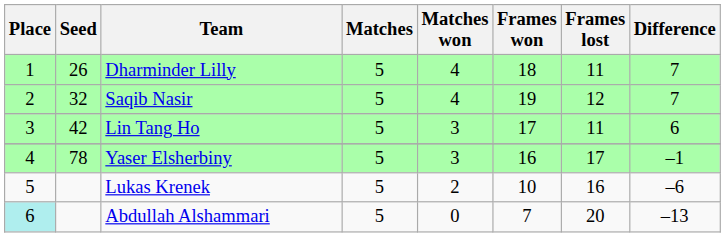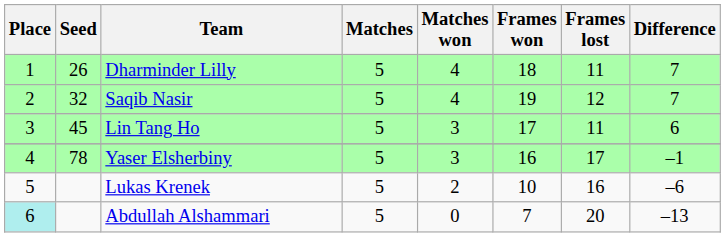(78, 128) 42 -> (78, 128) 45
